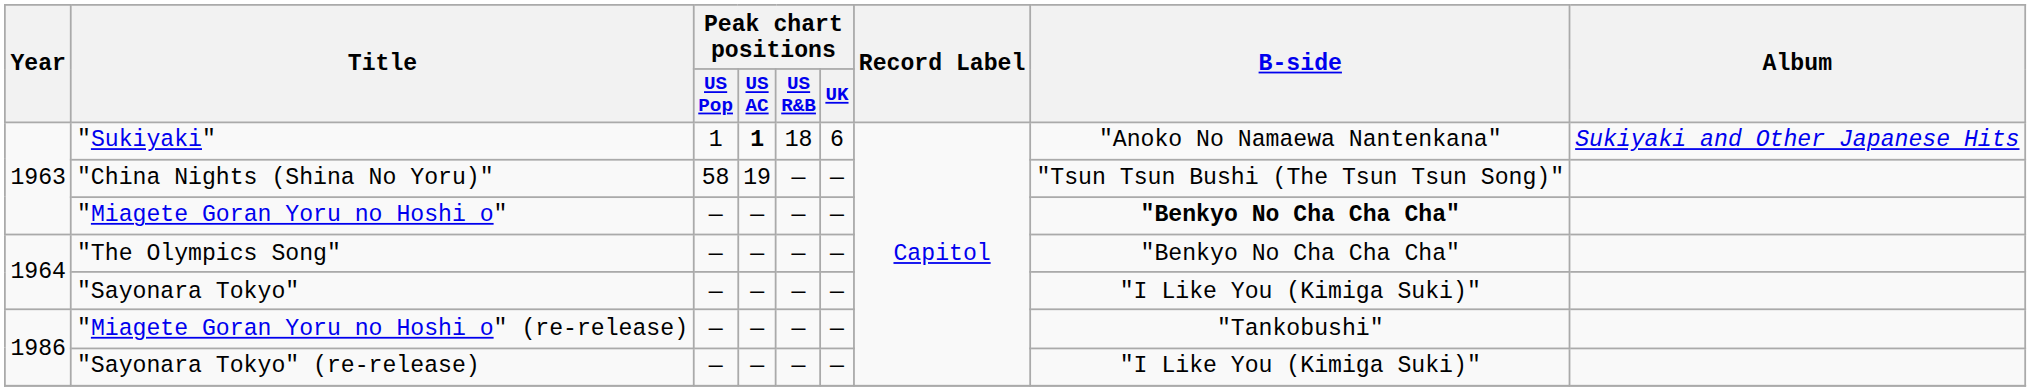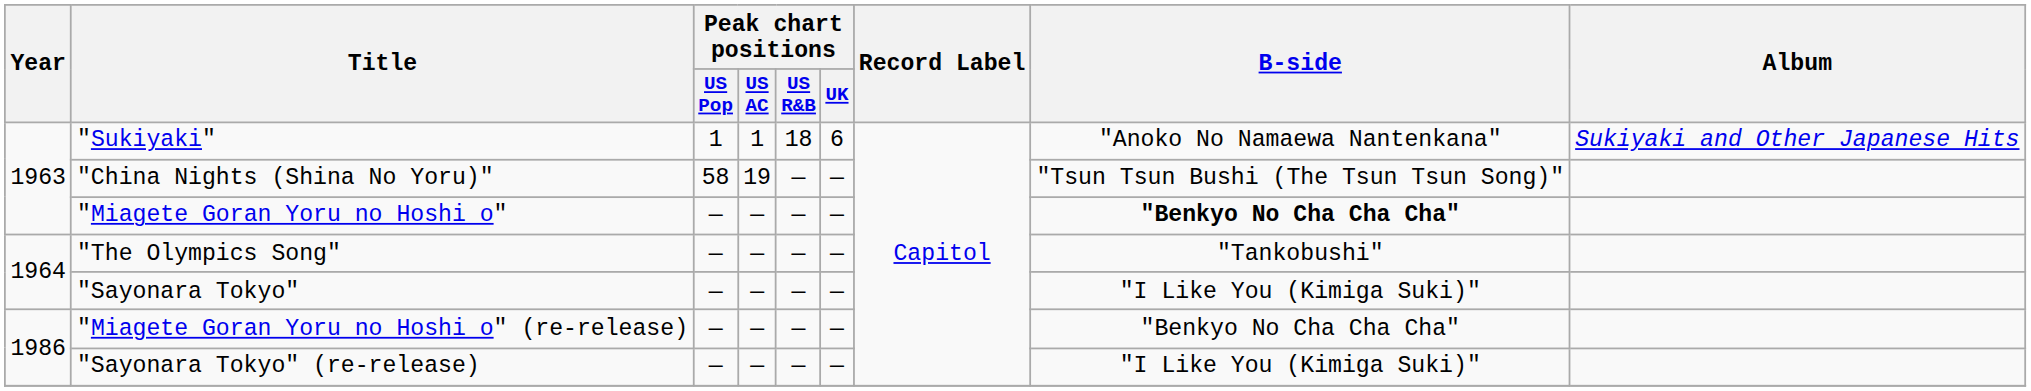(757, 140) bold -> (757, 140) normal
(1300, 253) "Benkyo No Cha Cha Cha" -> (1300, 253) "Tankobushi"
(1300, 329) "Tankobushi" -> (1300, 329) "Benkyo No Cha Cha Cha"
